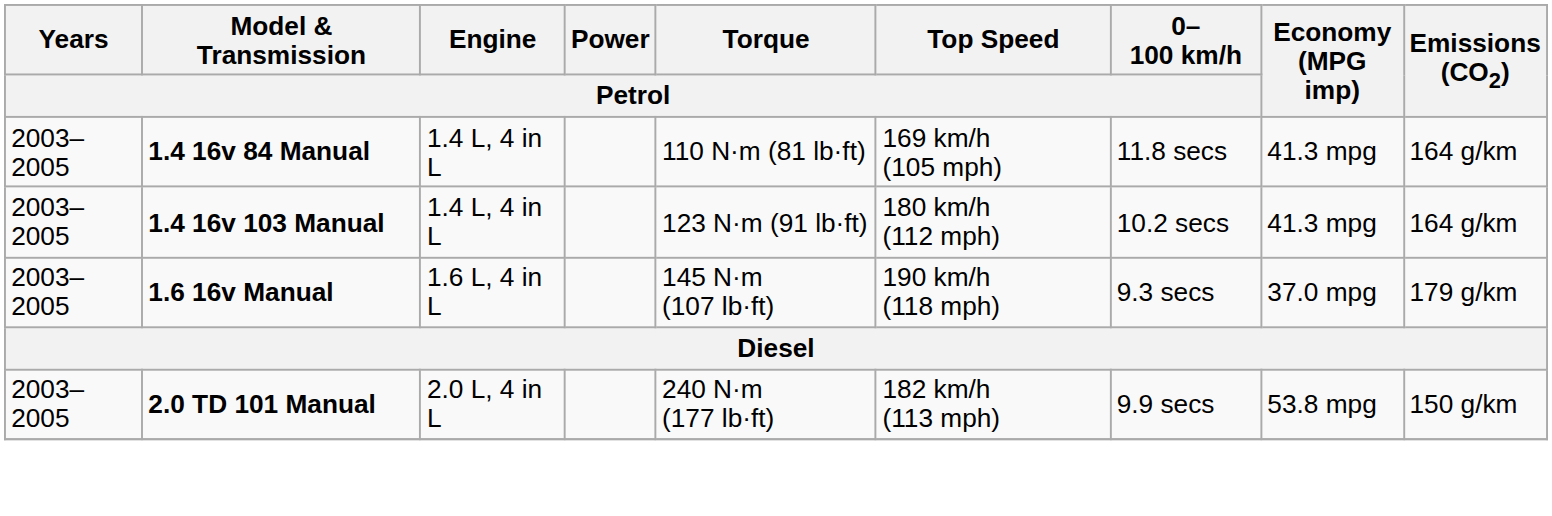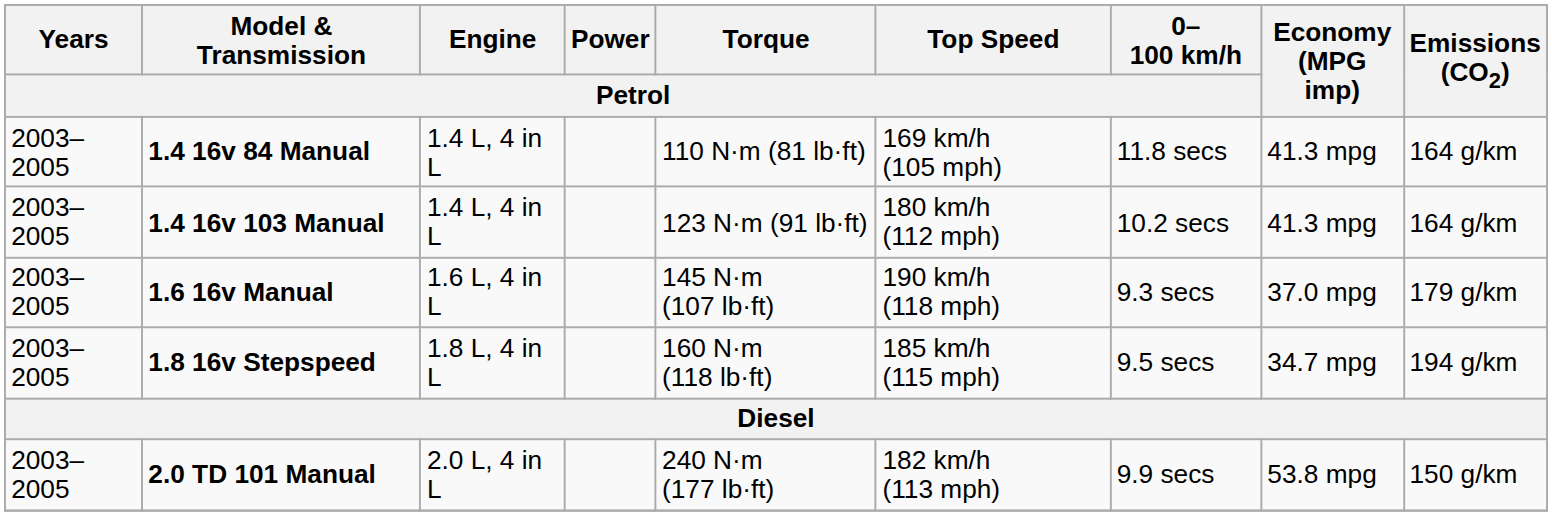+ row: (262, 362)
